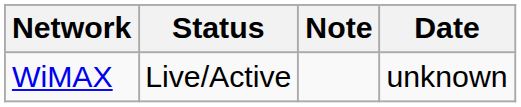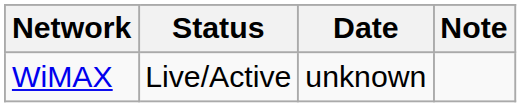columns swapped: (447, 28) <-> (339, 28)
